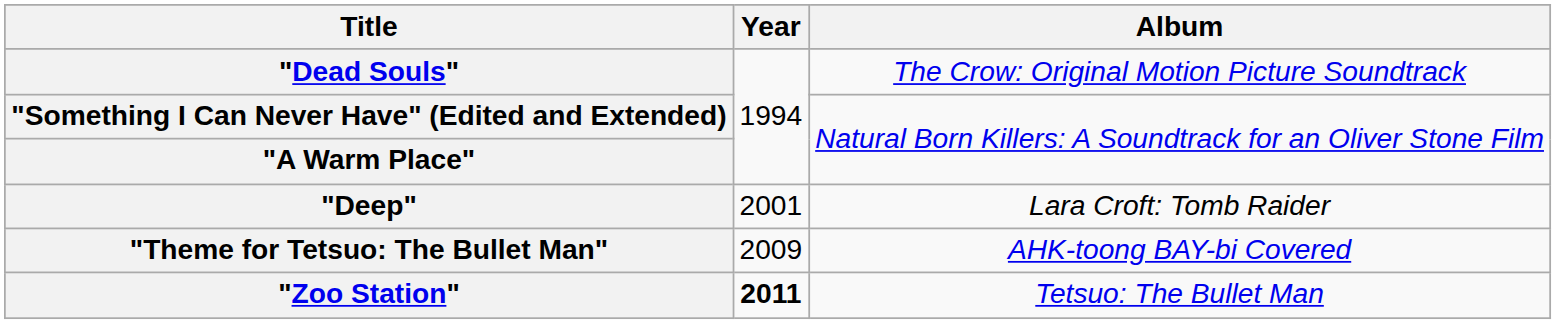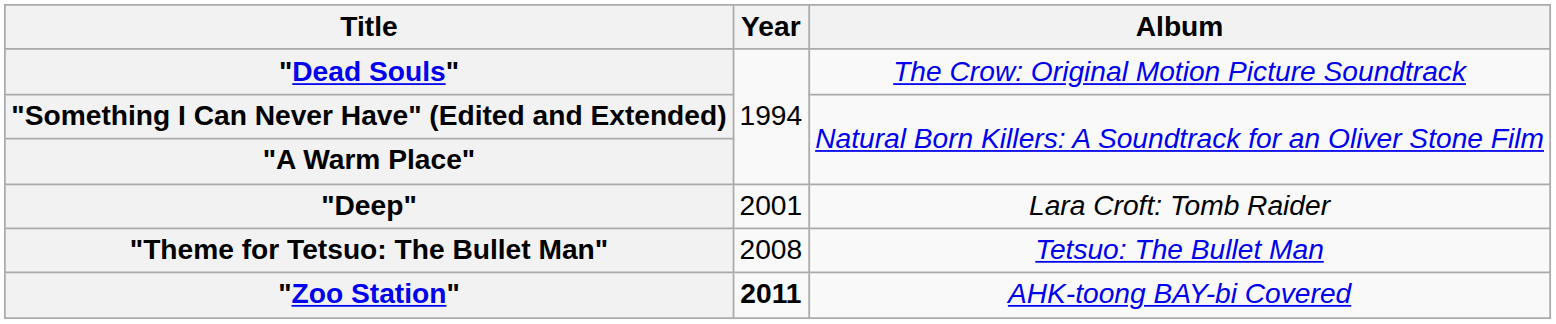(771, 250) 2009 -> (771, 250) 2008
(1180, 250) AHK-toong BAY-bi Covered -> (1180, 250) Tetsuo: The Bullet Man
(1180, 294) Tetsuo: The Bullet Man -> (1180, 294) AHK-toong BAY-bi Covered
